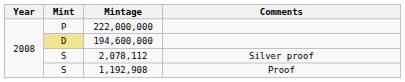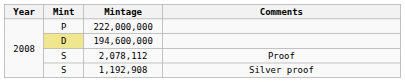(281, 56) Silver proof -> (281, 56) Proof
(281, 70) Proof -> (281, 70) Silver proof
